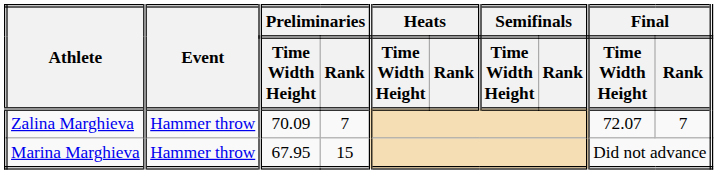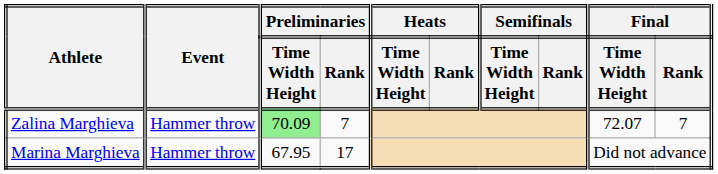(291, 124) no background -> (291, 124) lightgreen background
(345, 152) 15 -> (345, 152) 17
